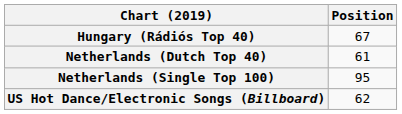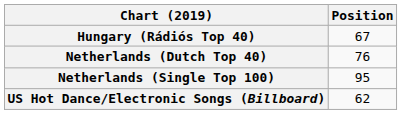(362, 57) 61 -> (362, 57) 76
